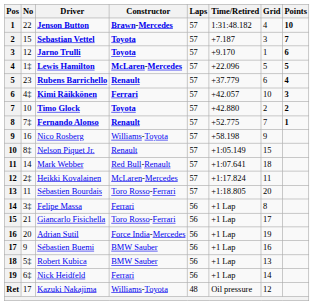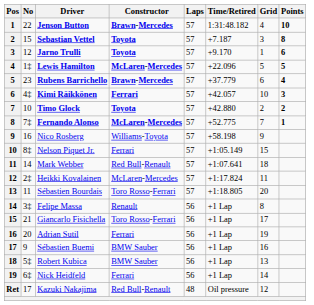(287, 38) 7 -> (283, 38) 8
(126, 80) Renault -> (142, 80) Brawn-Mercedes
(126, 122) Renault -> (147, 122) McLaren-Mercedes
(124, 150) Renault -> (123, 150) Ferrari
(123, 205) Ferrari -> (124, 205) Renault
(148, 233) Force India-Mercedes -> (123, 233) Ferrari
(140, 289) Williams-Toyota -> (141, 289) Red Bull-Renault
